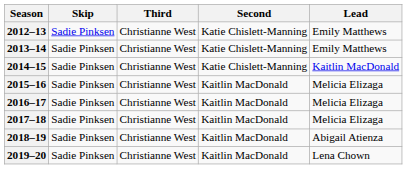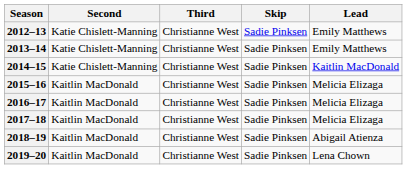columns swapped: (83, 13) <-> (254, 13)
